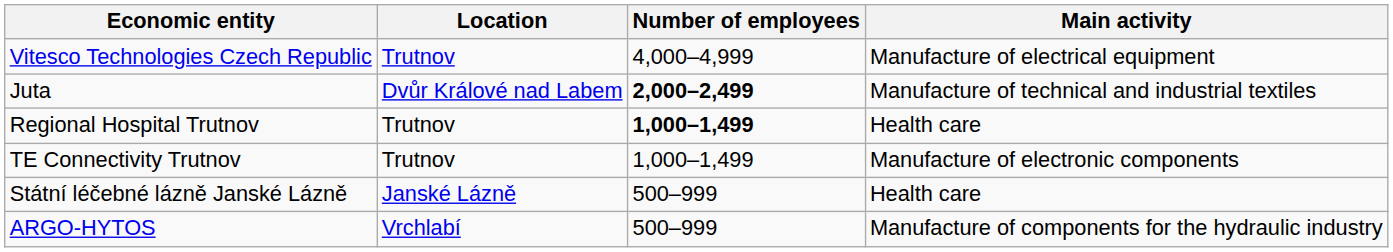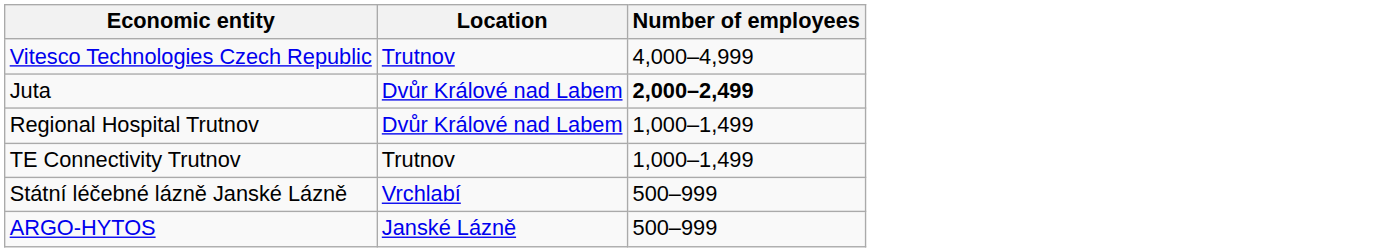- column: (1126, 21)
(418, 125) Trutnov -> (502, 125) Dvůr Králové nad Labem
(693, 125) bold -> (693, 125) normal
(449, 194) Janské Lázně -> (421, 194) Vrchlabí
(421, 228) Vrchlabí -> (449, 228) Janské Lázně
